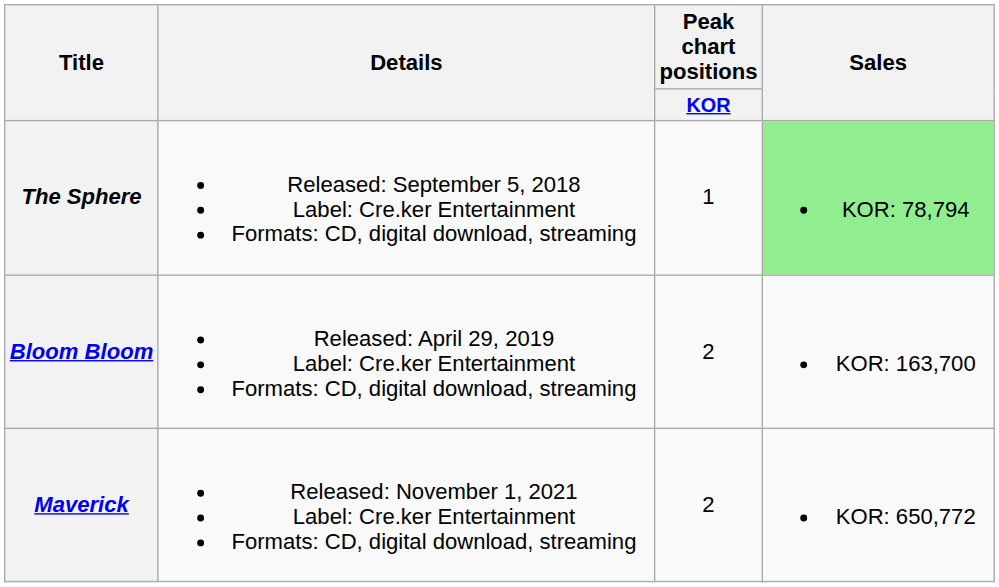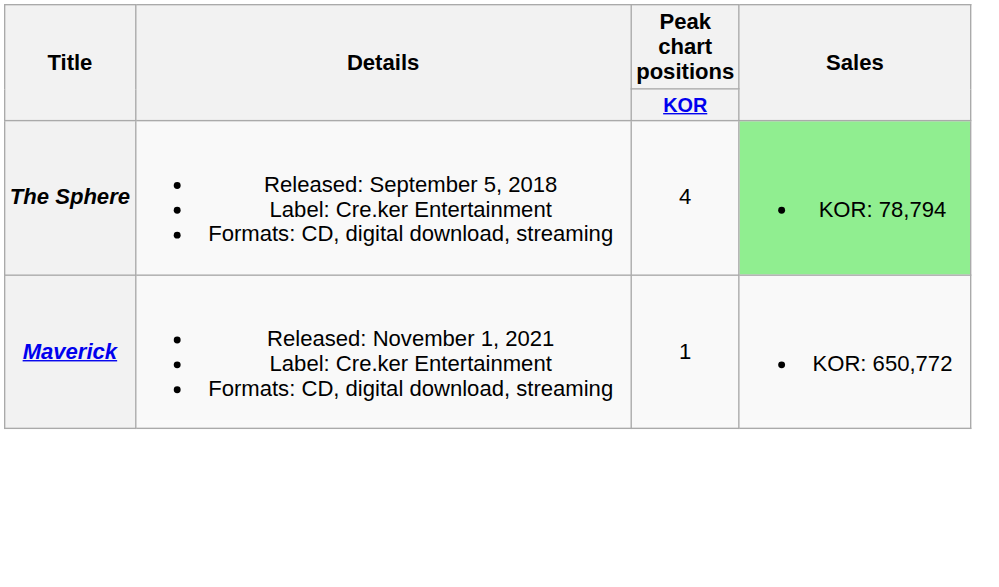(708, 197) 1 -> (685, 197) 4
- row: (82, 351)
(708, 504) 2 -> (685, 351) 1
